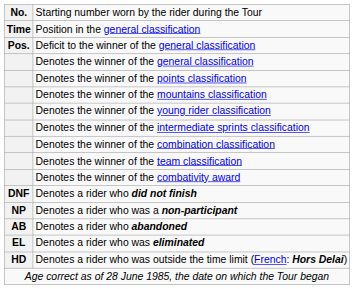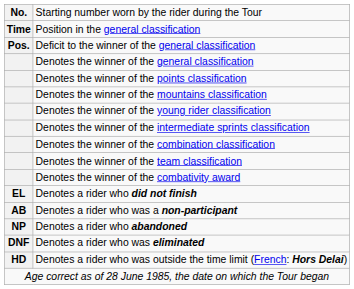(19, 194) DNF -> (19, 194) EL
(19, 210) NP -> (19, 210) AB
(19, 227) AB -> (19, 227) NP
(19, 243) EL -> (19, 243) DNF
